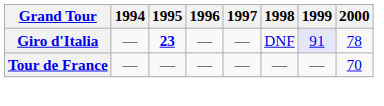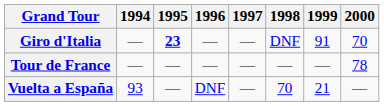(317, 40) lavender background -> (322, 40) no background
(354, 40) 78 -> (360, 40) 70
(354, 64) 70 -> (360, 64) 78
+ row: (60, 88)
